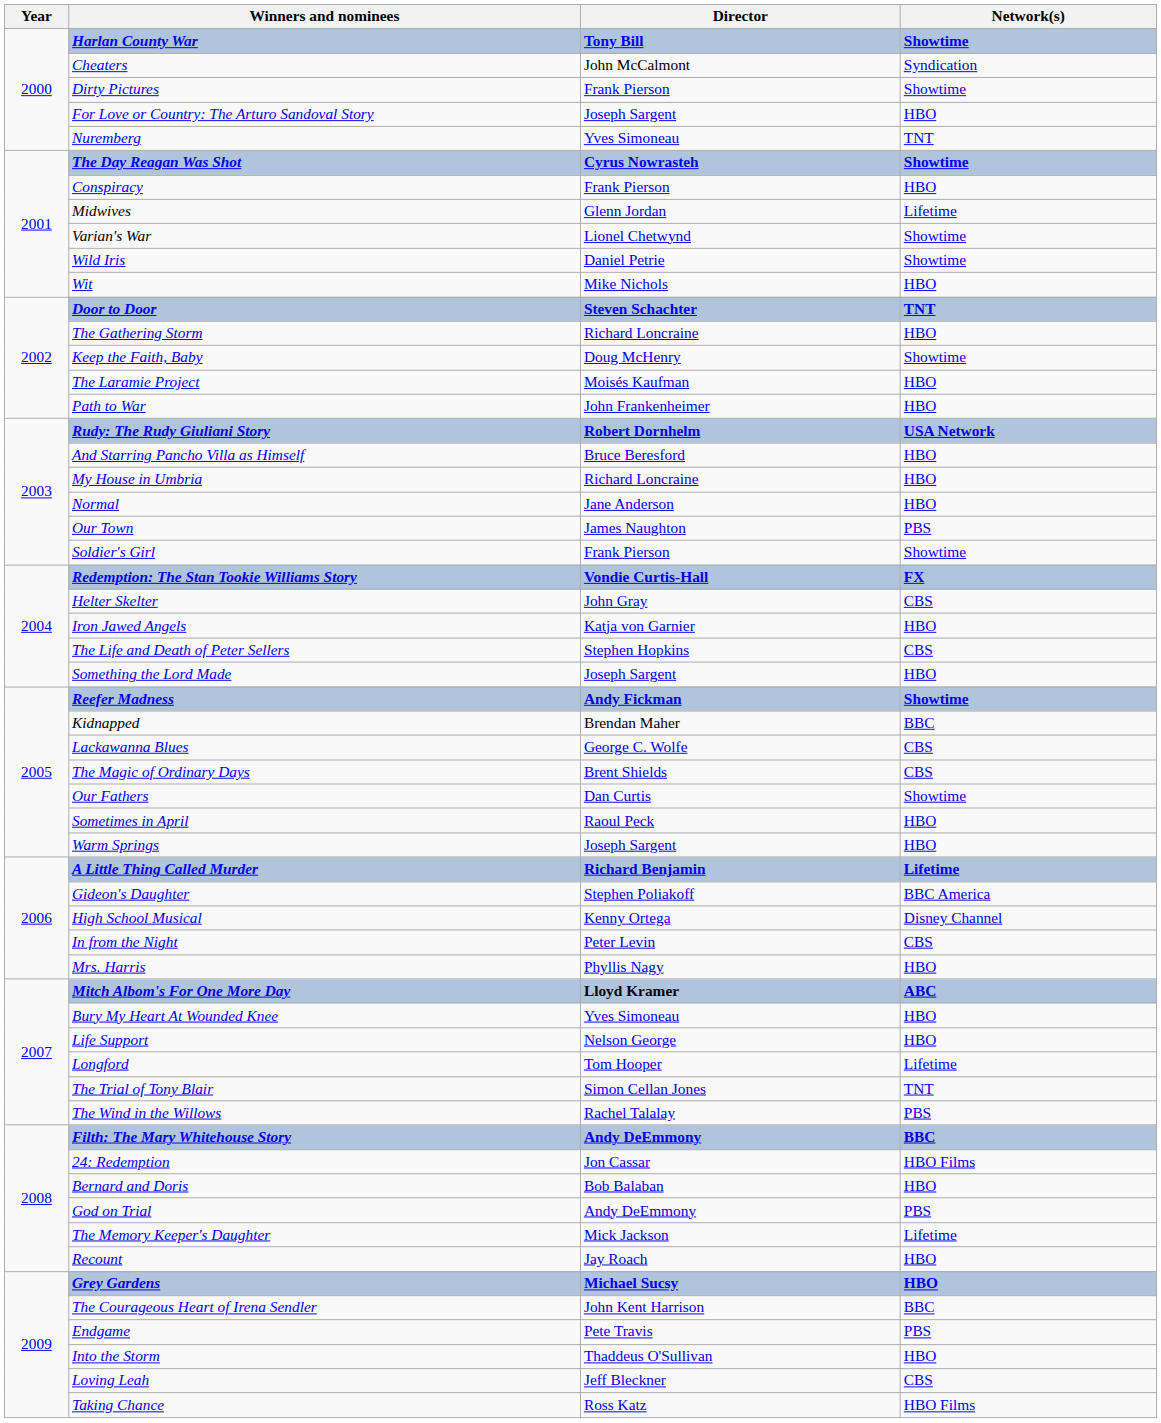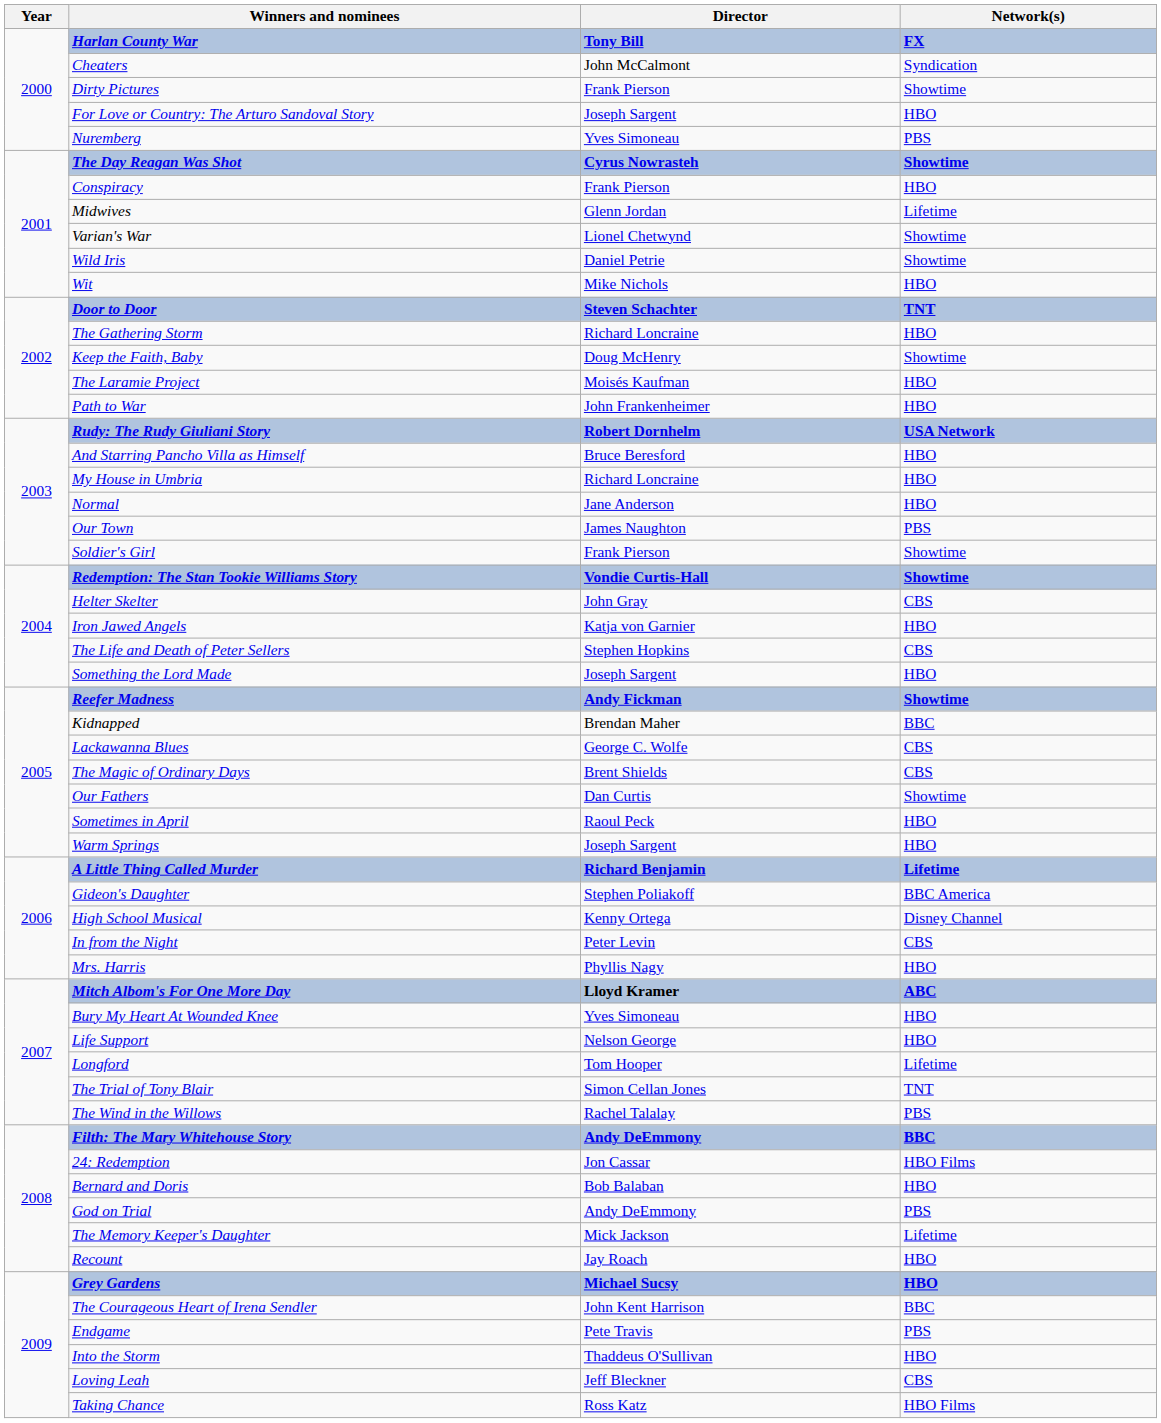(936, 41) Showtime -> (914, 41) FX
(919, 138) TNT -> (917, 138) PBS
(914, 576) FX -> (936, 576) Showtime
